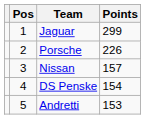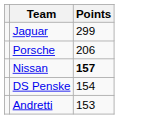- column: (23, 13)
(112, 50) 226 -> (86, 50) 206
(112, 68) normal -> (86, 68) bold
